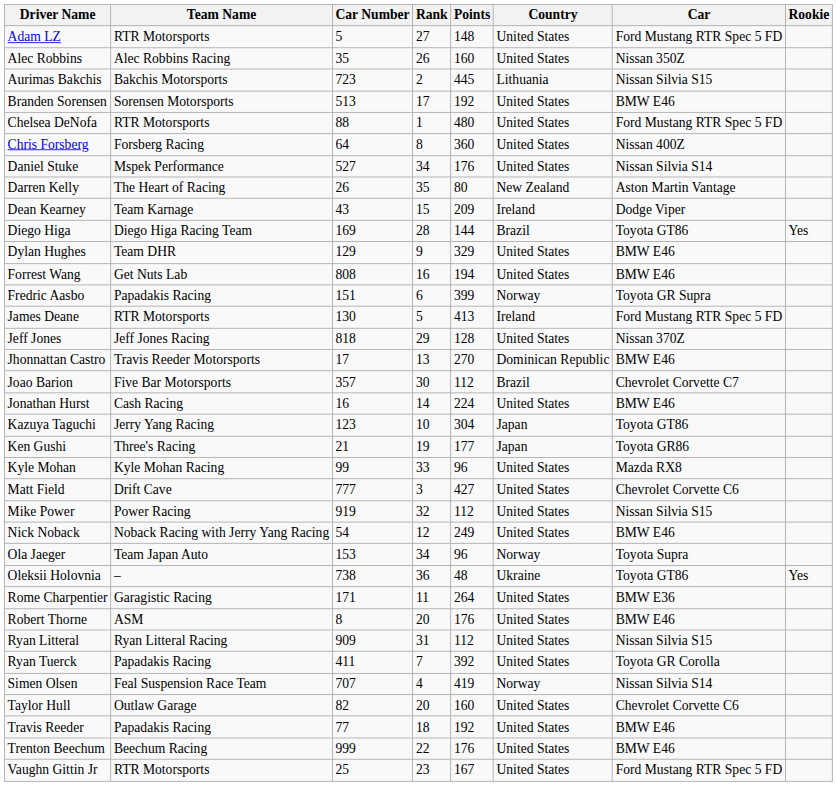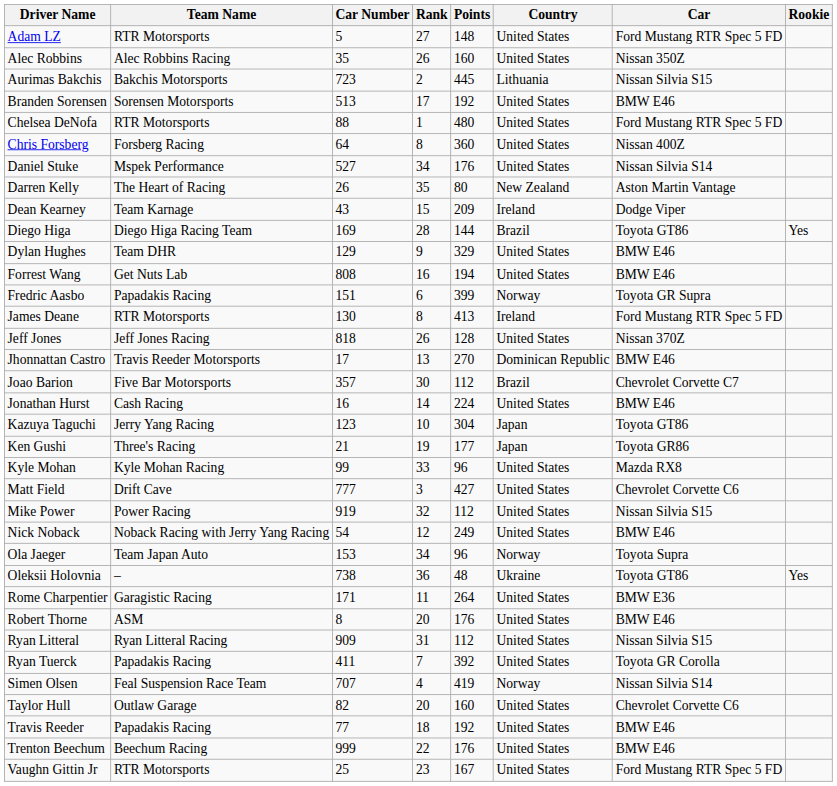(419, 317) 5 -> (419, 317) 8
(423, 338) 29 -> (423, 338) 26
